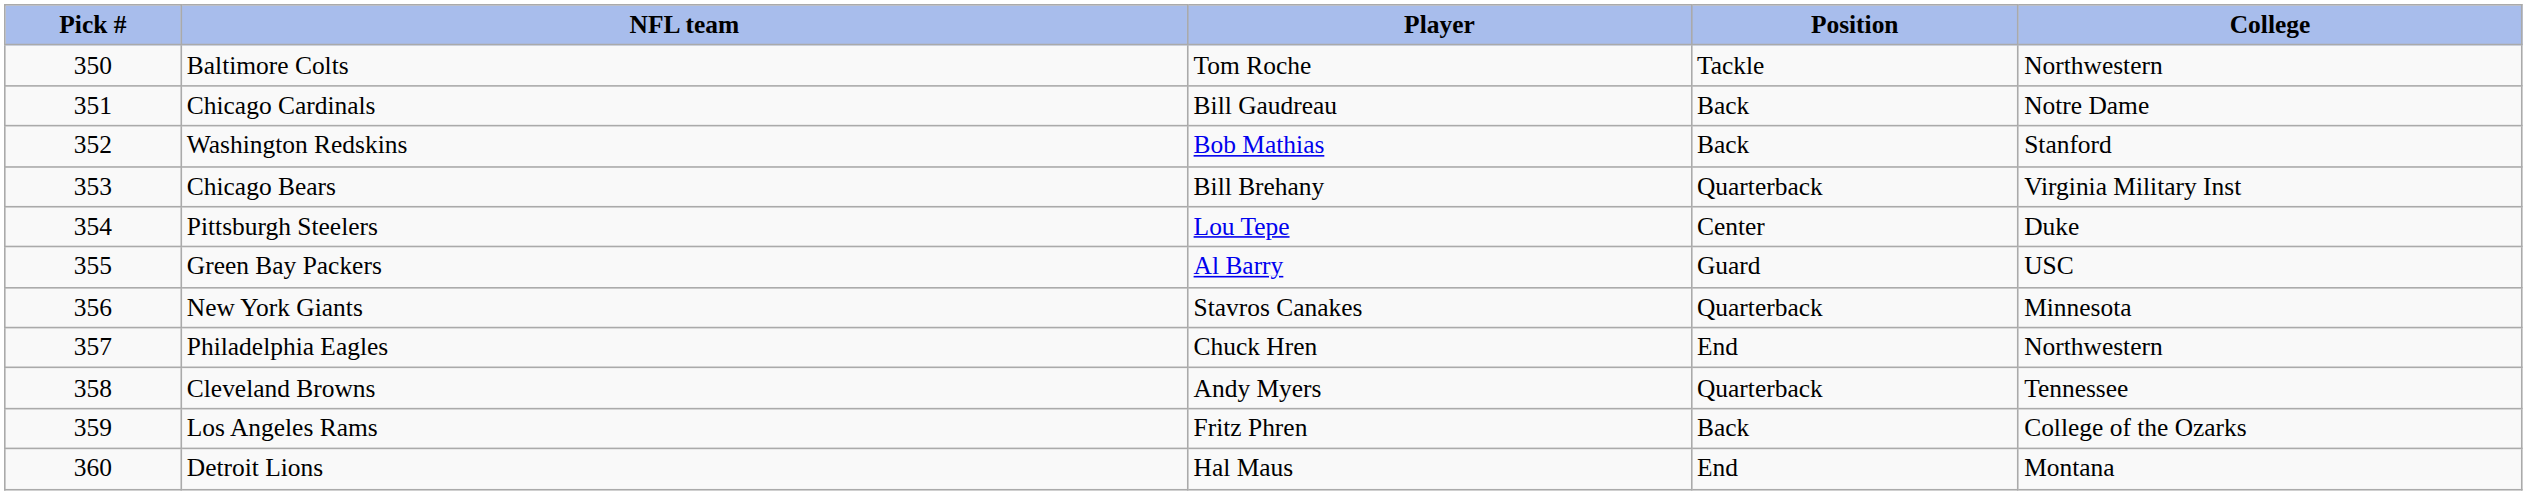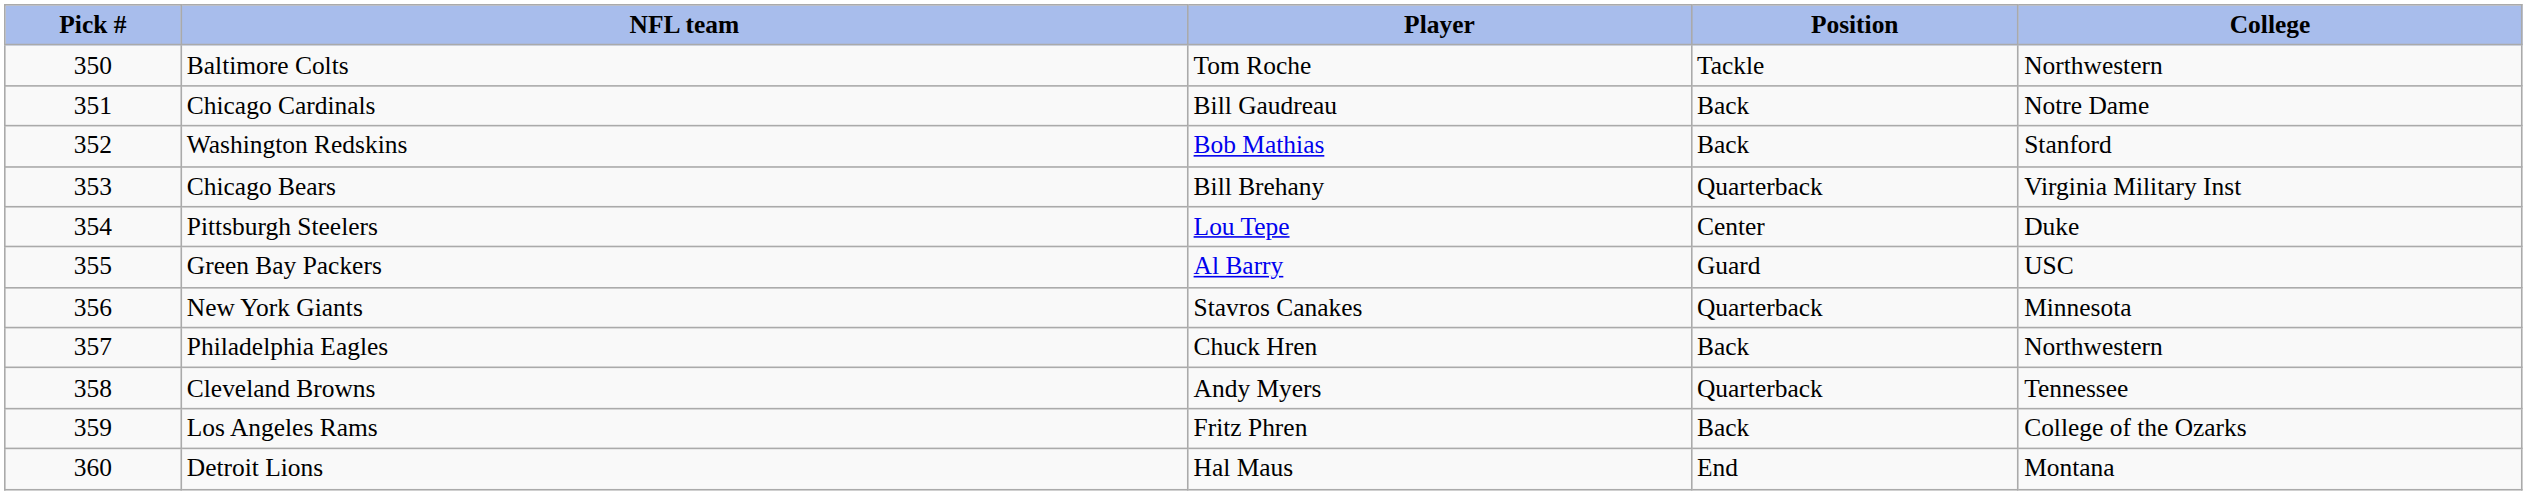(1717, 347) End -> (1723, 347) Back
